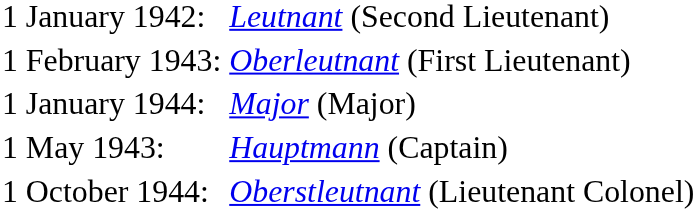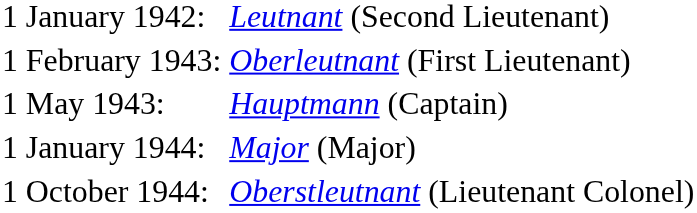rows swapped: (83, 147) <-> (104, 103)
